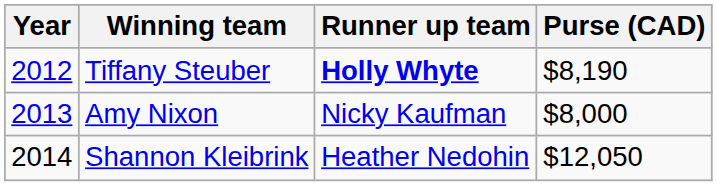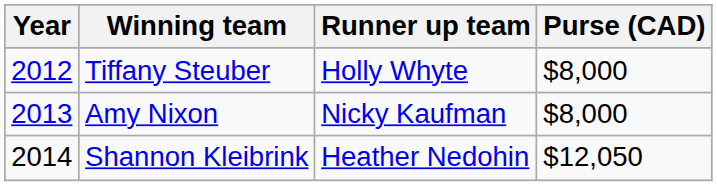(400, 69) bold -> (395, 69) normal
(585, 69) $8,190 -> (585, 69) $8,000
